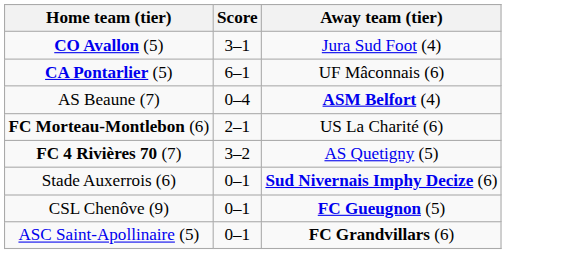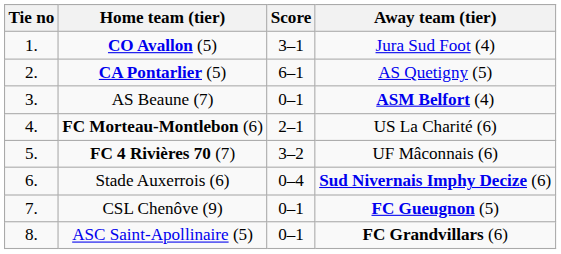+ column: (31, 18)
(382, 72) UF Mâconnais (6) -> (435, 72) AS Quetigny (5)
(237, 99) 0–4 -> (291, 99) 0–1
(382, 153) AS Quetigny (5) -> (435, 153) UF Mâconnais (6)
(237, 180) 0–1 -> (291, 180) 0–4
